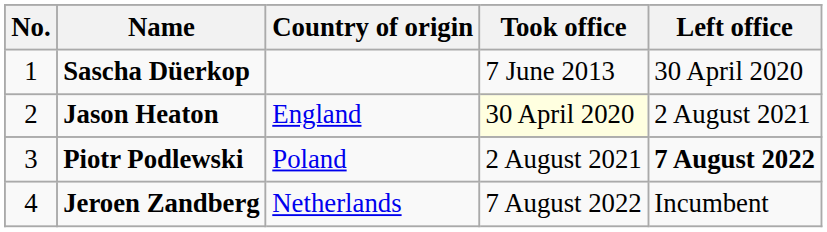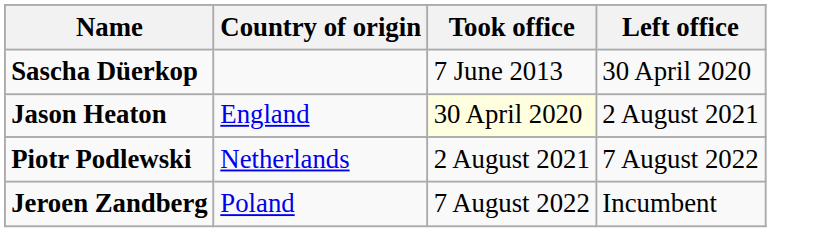- column: (31, 26)
(309, 159) Poland -> (285, 159) Netherlands
(735, 159) bold -> (680, 159) normal
(337, 203) Netherlands -> (257, 203) Poland
